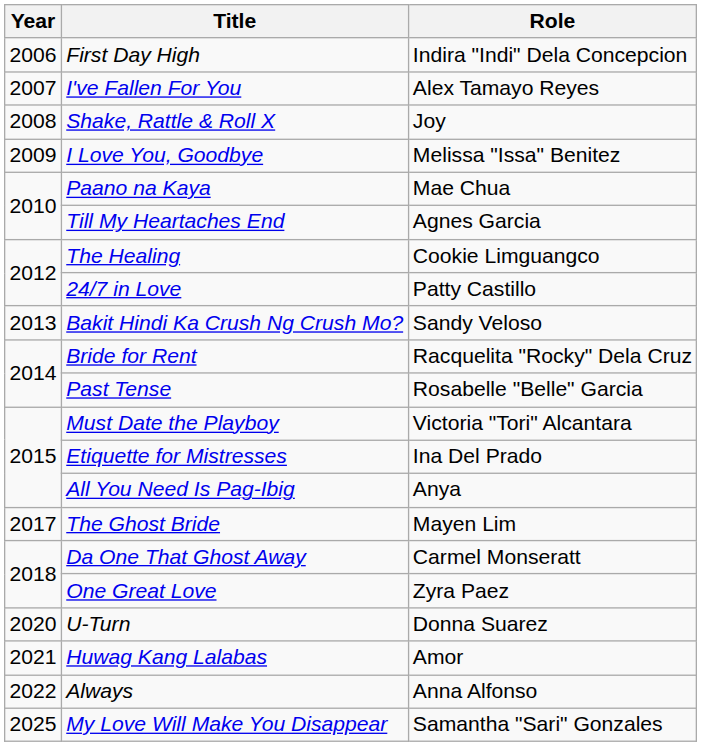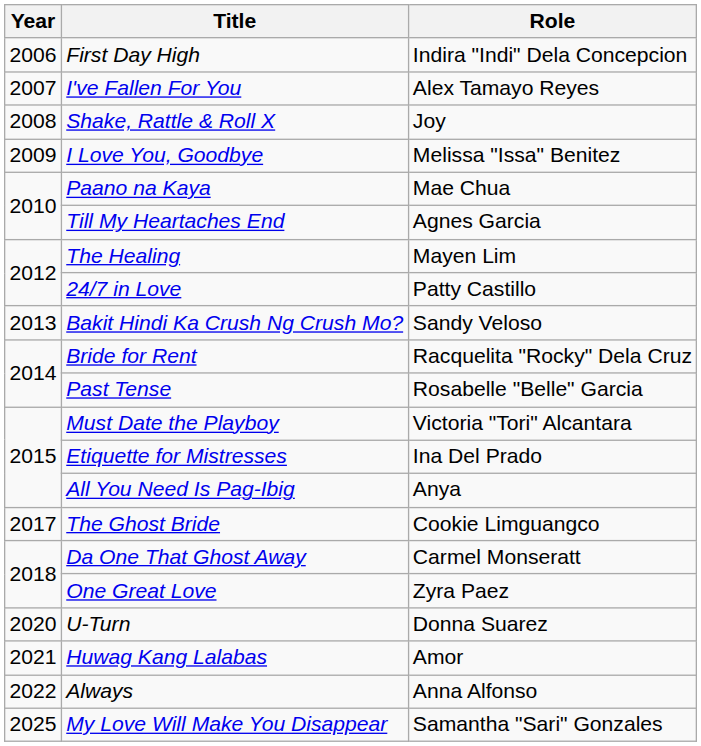(506, 255) Cookie Limguangco -> (465, 255) Mayen Lim
(465, 523) Mayen Lim -> (506, 523) Cookie Limguangco
